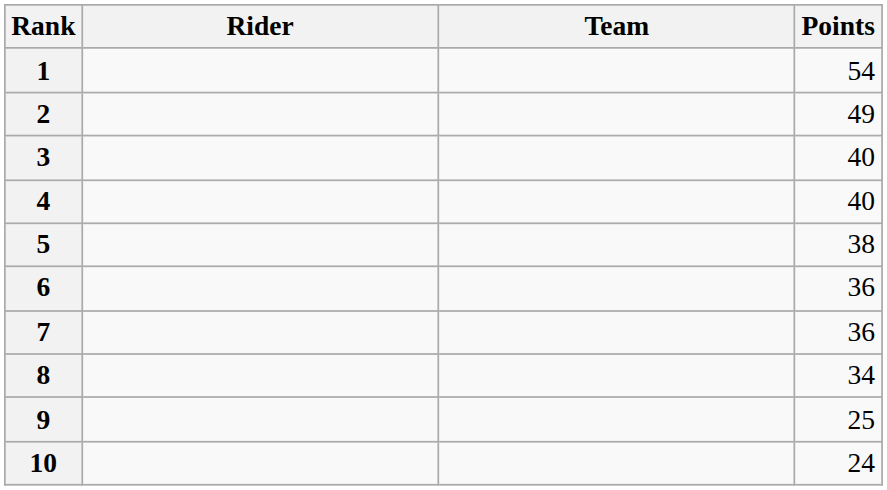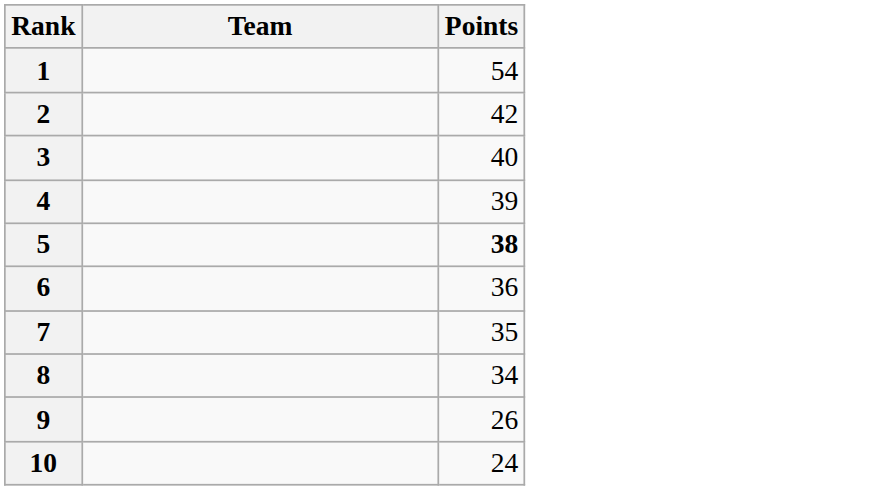- column: (260, 26)
(861, 113) 49 -> (504, 113) 42
(861, 200) 40 -> (504, 200) 39
(861, 244) normal -> (504, 244) bold
(861, 331) 36 -> (504, 331) 35
(861, 419) 25 -> (504, 419) 26
